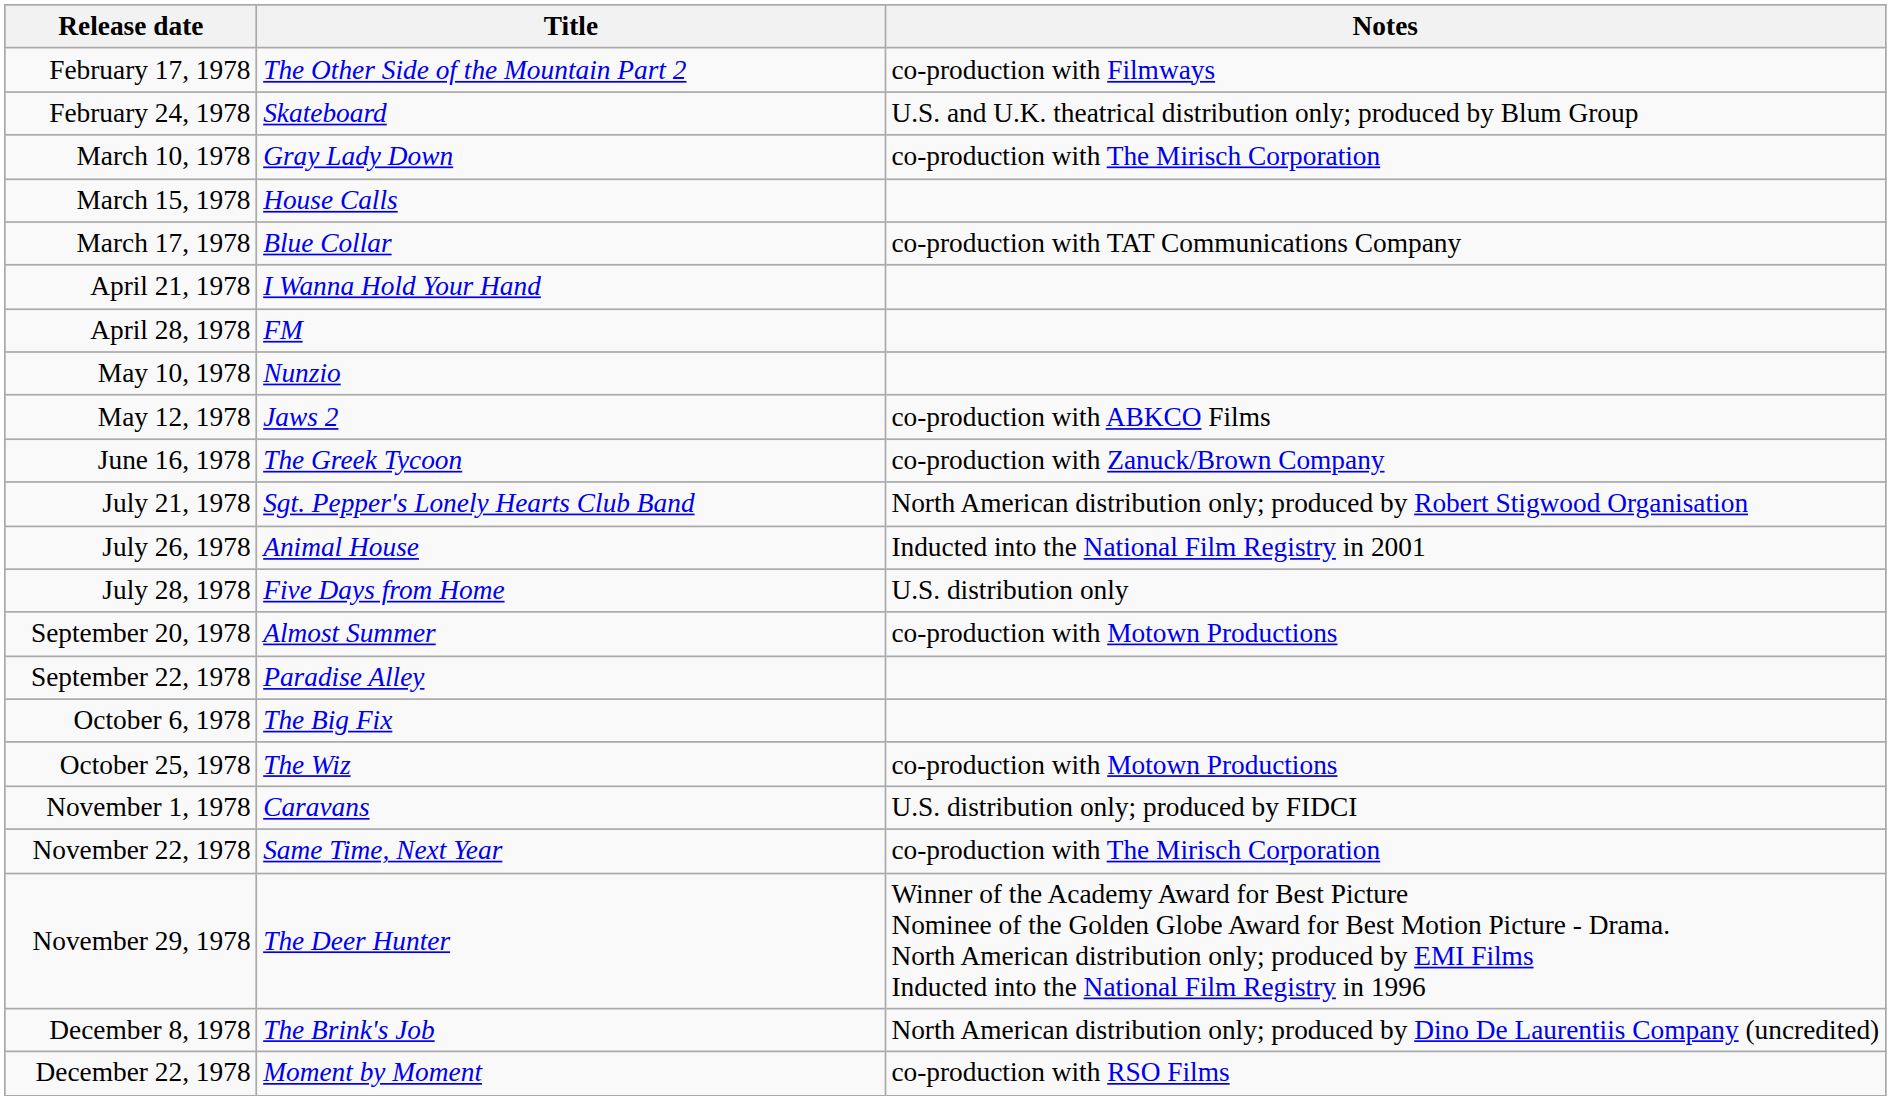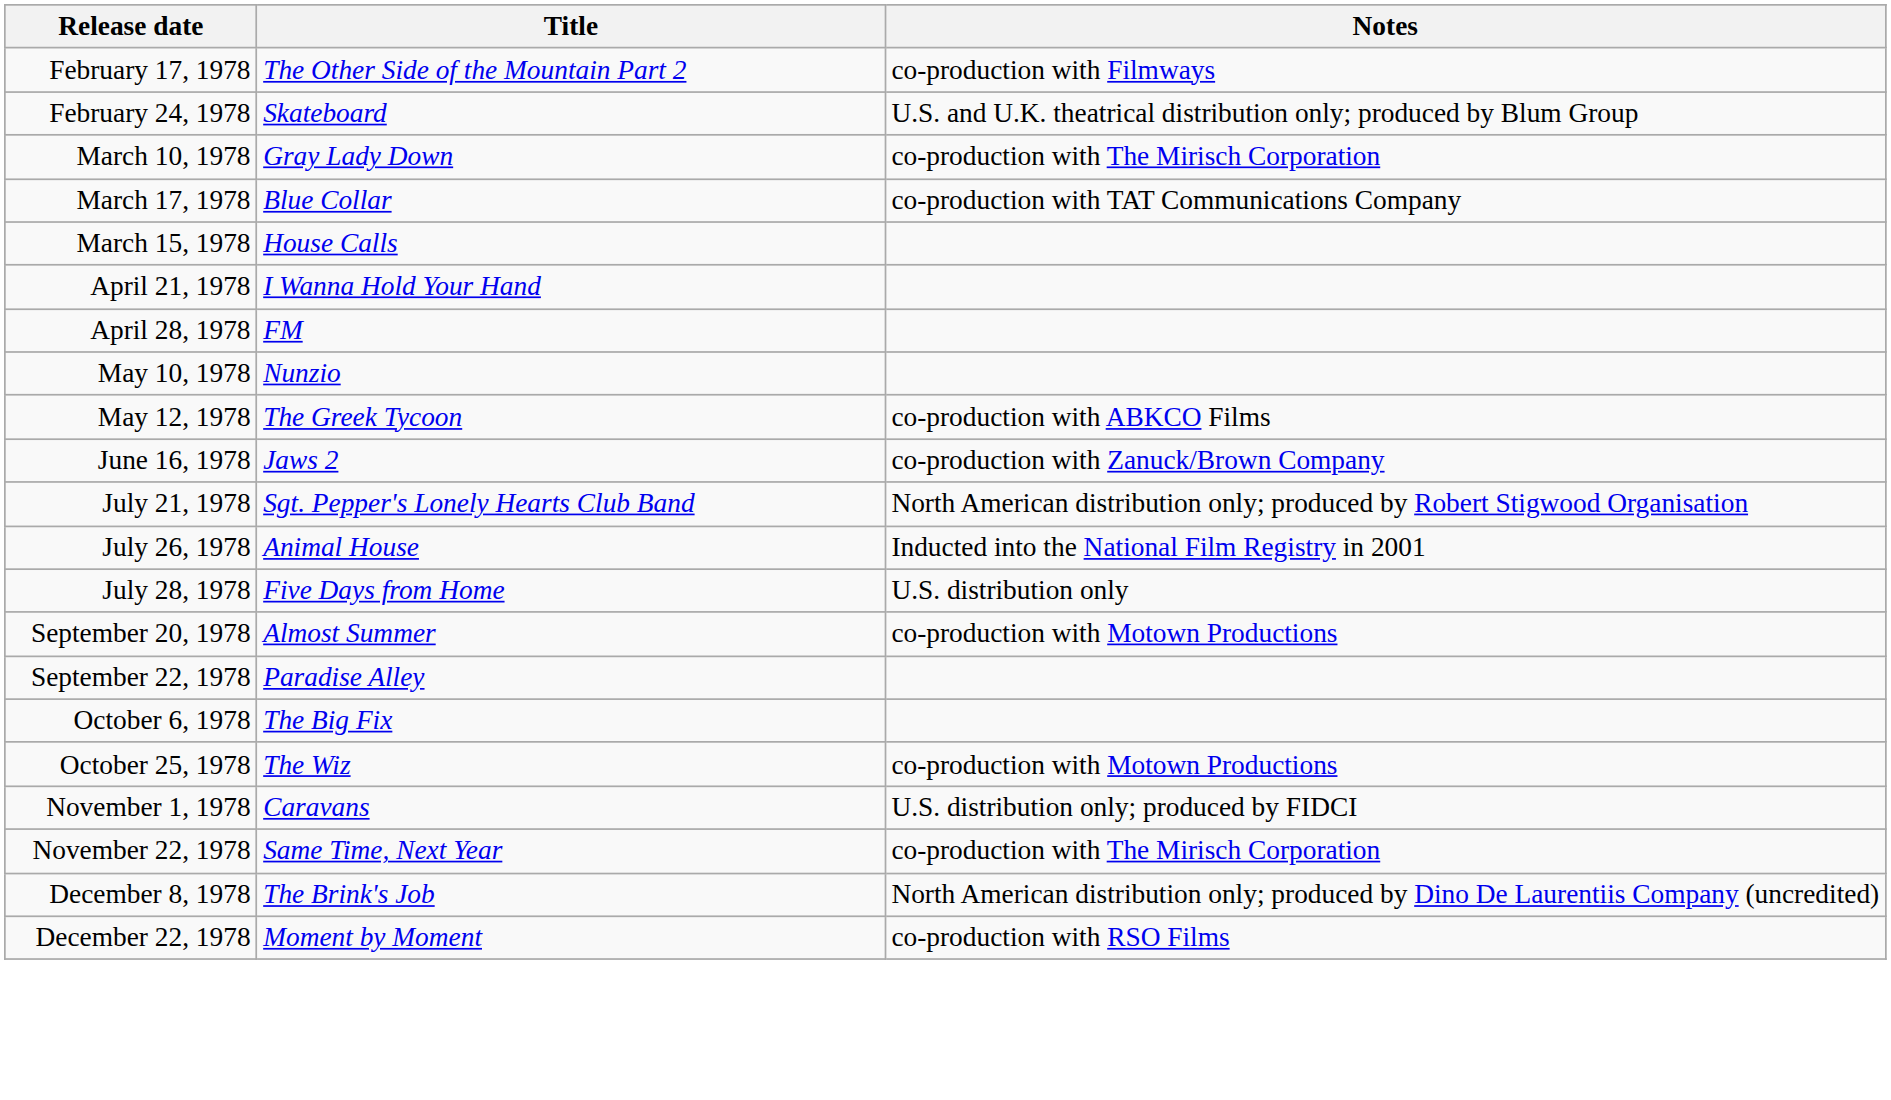rows swapped: (164, 199) <-> (164, 243)
(301, 416) Jaws 2 -> (363, 416) The Greek Tycoon
(363, 460) The Greek Tycoon -> (301, 460) Jaws 2
- row: (142, 940)
